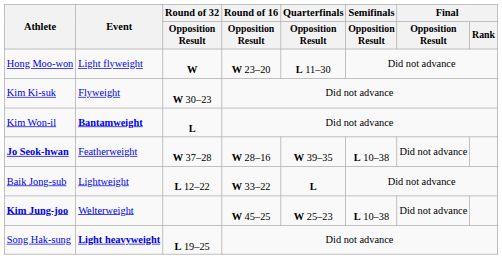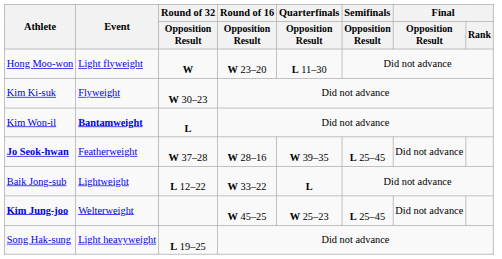(371, 158) L 10–38 -> (367, 158) L 25–45
(371, 217) L 10–38 -> (367, 217) L 25–45
(119, 240) bold -> (117, 240) normal
